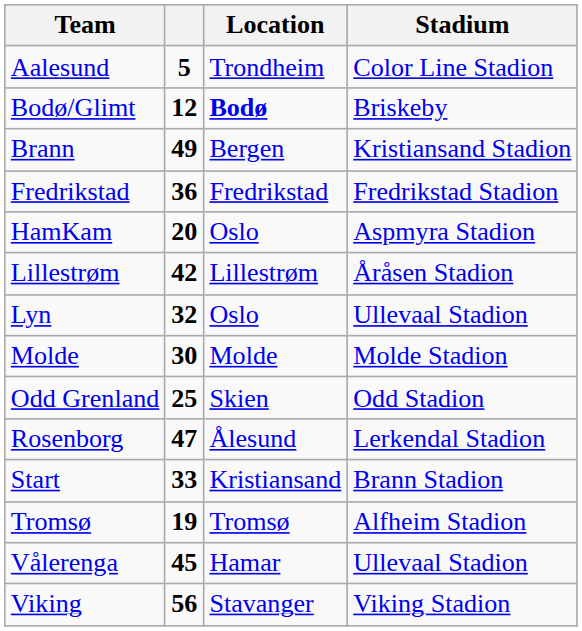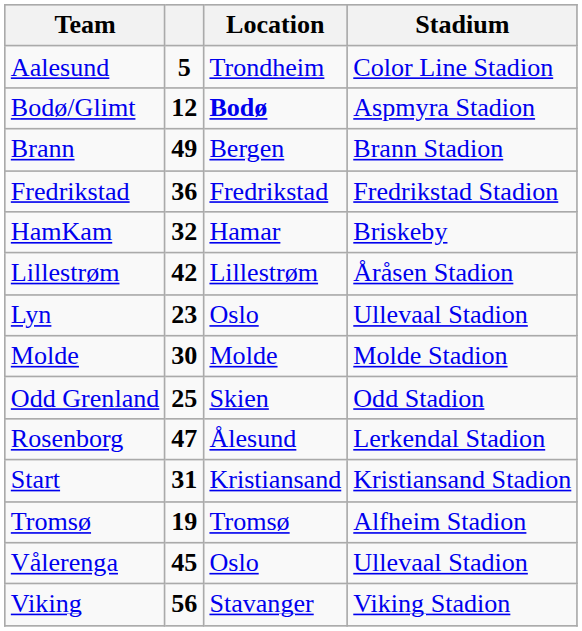(400, 107) Briskeby -> (444, 107) Aspmyra Stadion
(462, 149) Kristiansand Stadion -> (428, 149) Brann Stadion
(184, 231) 20 -> (184, 231) 32
(234, 231) Oslo -> (245, 231) Hamar
(444, 231) Aspmyra Stadion -> (400, 231) Briskeby
(184, 314) 32 -> (184, 314) 23
(184, 480) 33 -> (184, 480) 31
(428, 480) Brann Stadion -> (462, 480) Kristiansand Stadion
(245, 562) Hamar -> (234, 562) Oslo
